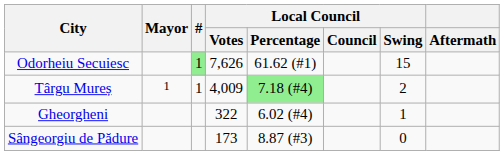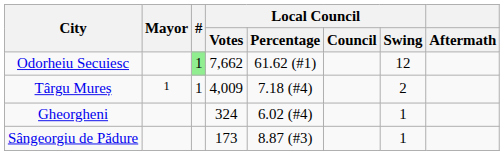(226, 63) 7,626 -> (226, 63) 7,662
(403, 63) 15 -> (403, 63) 12
(285, 89) lightgreen background -> (285, 89) no background
(226, 114) 322 -> (226, 114) 324
(403, 138) 0 -> (403, 138) 1
